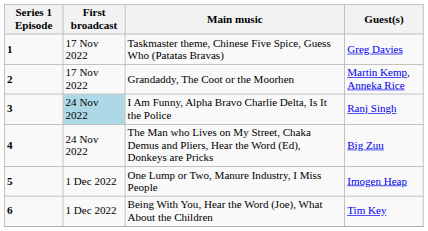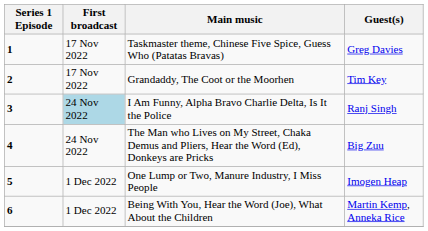(379, 79) Martin Kemp, Anneka Rice -> (367, 79) Tim Key
(367, 211) Tim Key -> (379, 211) Martin Kemp, Anneka Rice
